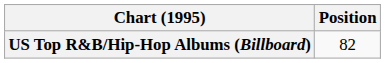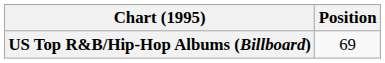(348, 44) 82 -> (348, 44) 69
